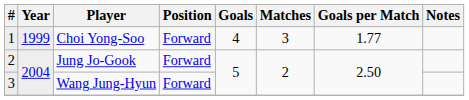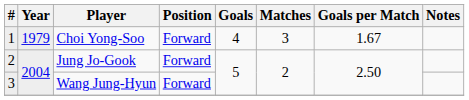(36, 38) 1999 -> (36, 38) 1979
(369, 38) 1.77 -> (369, 38) 1.67
